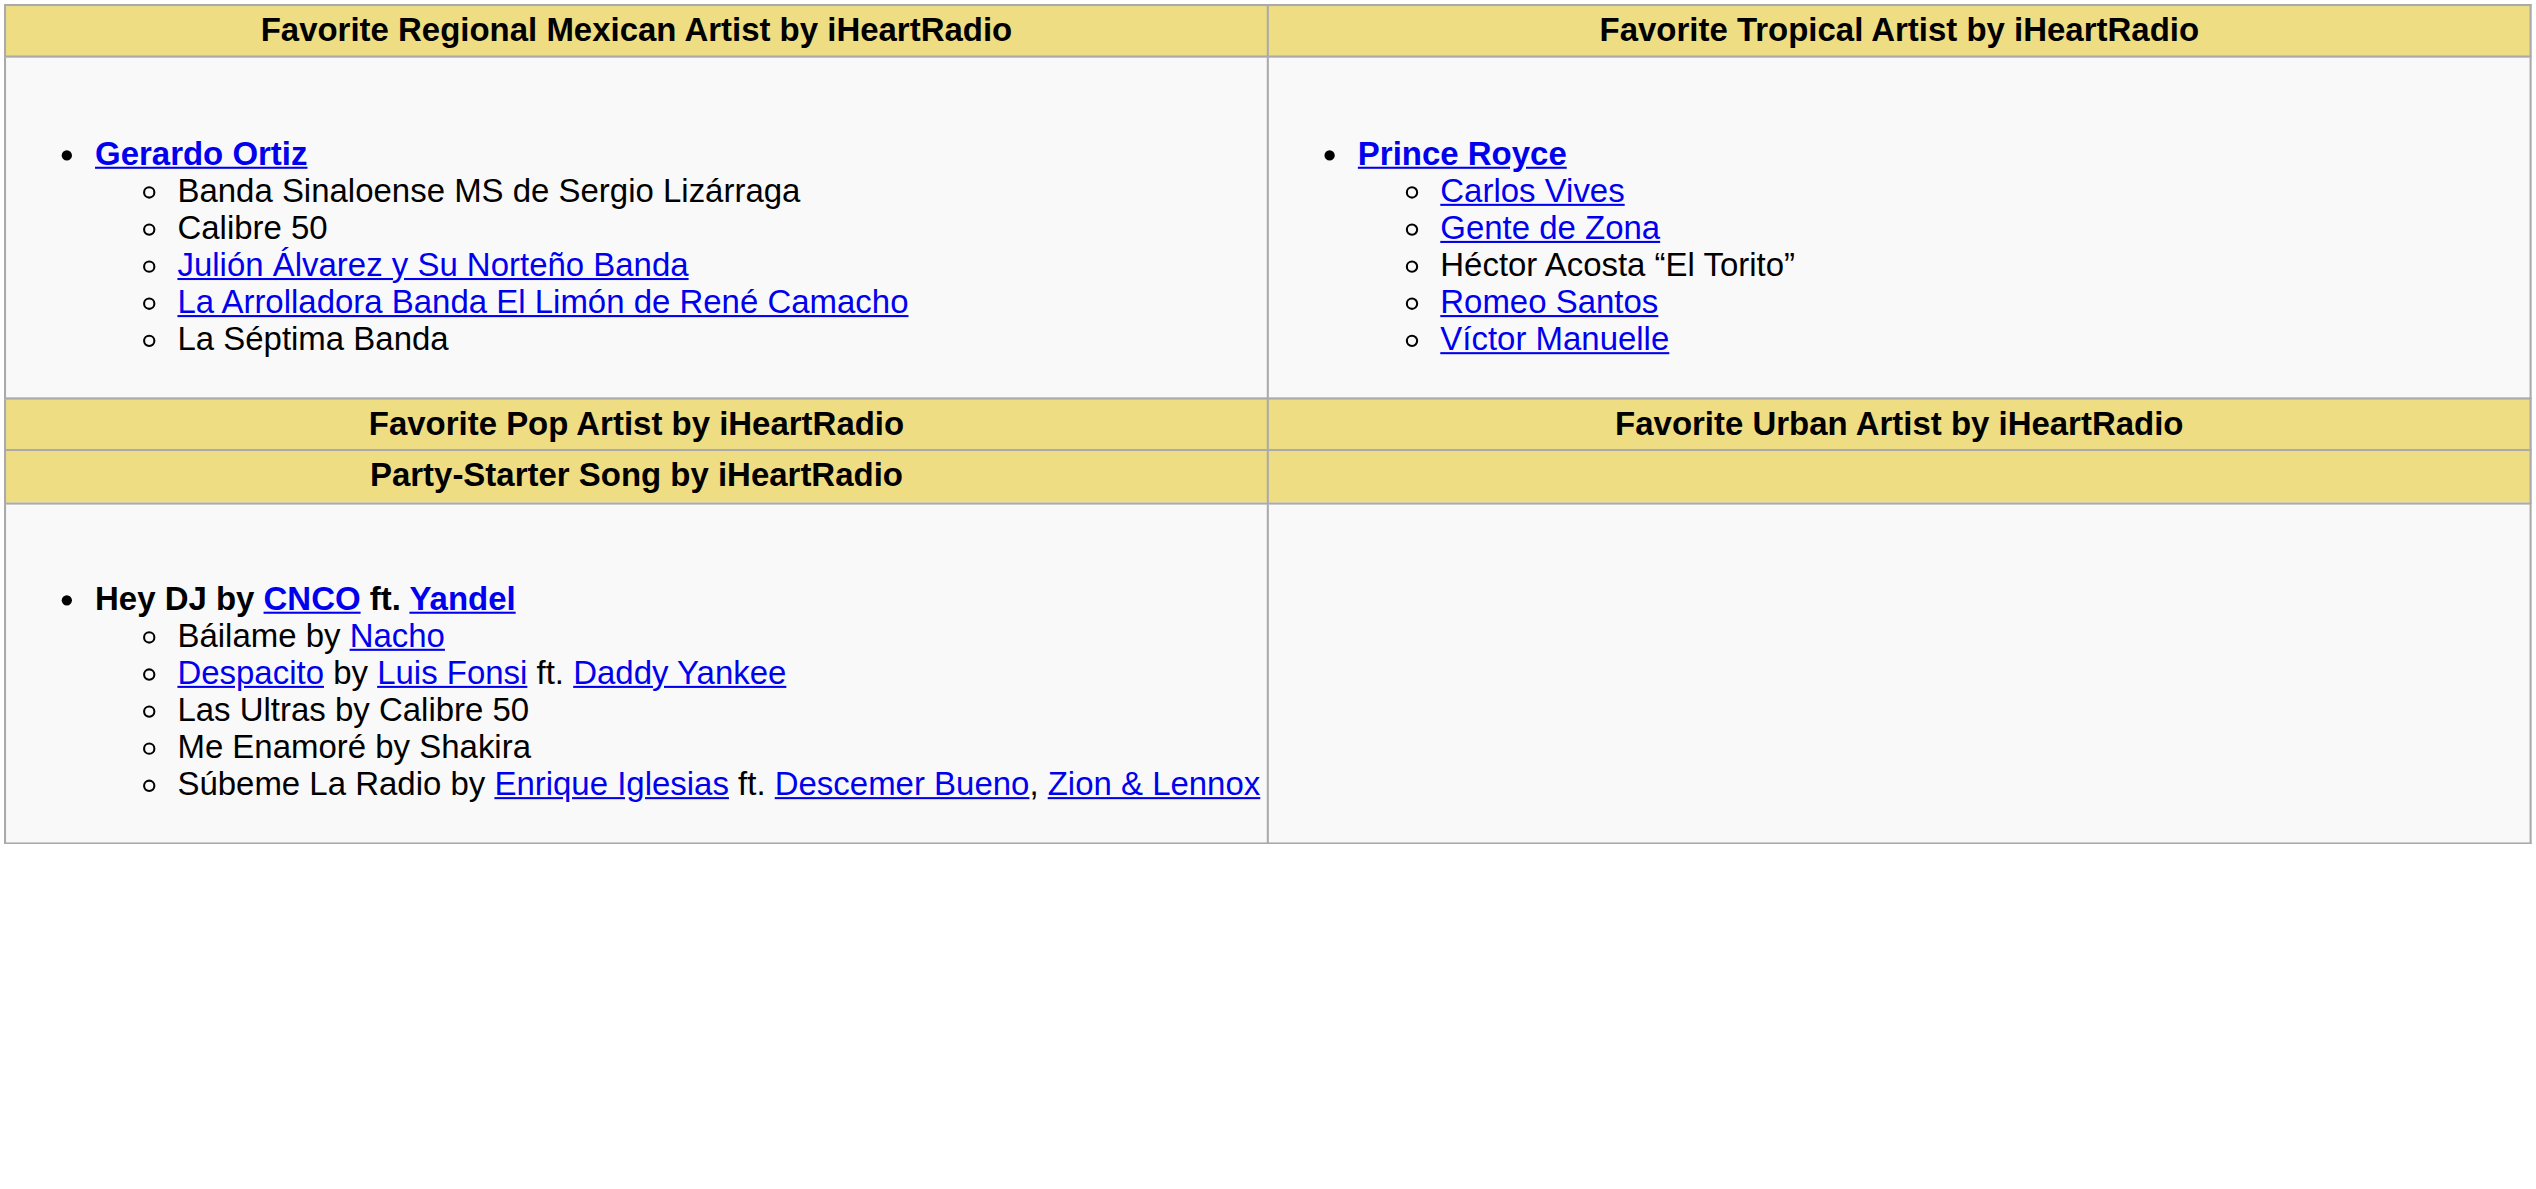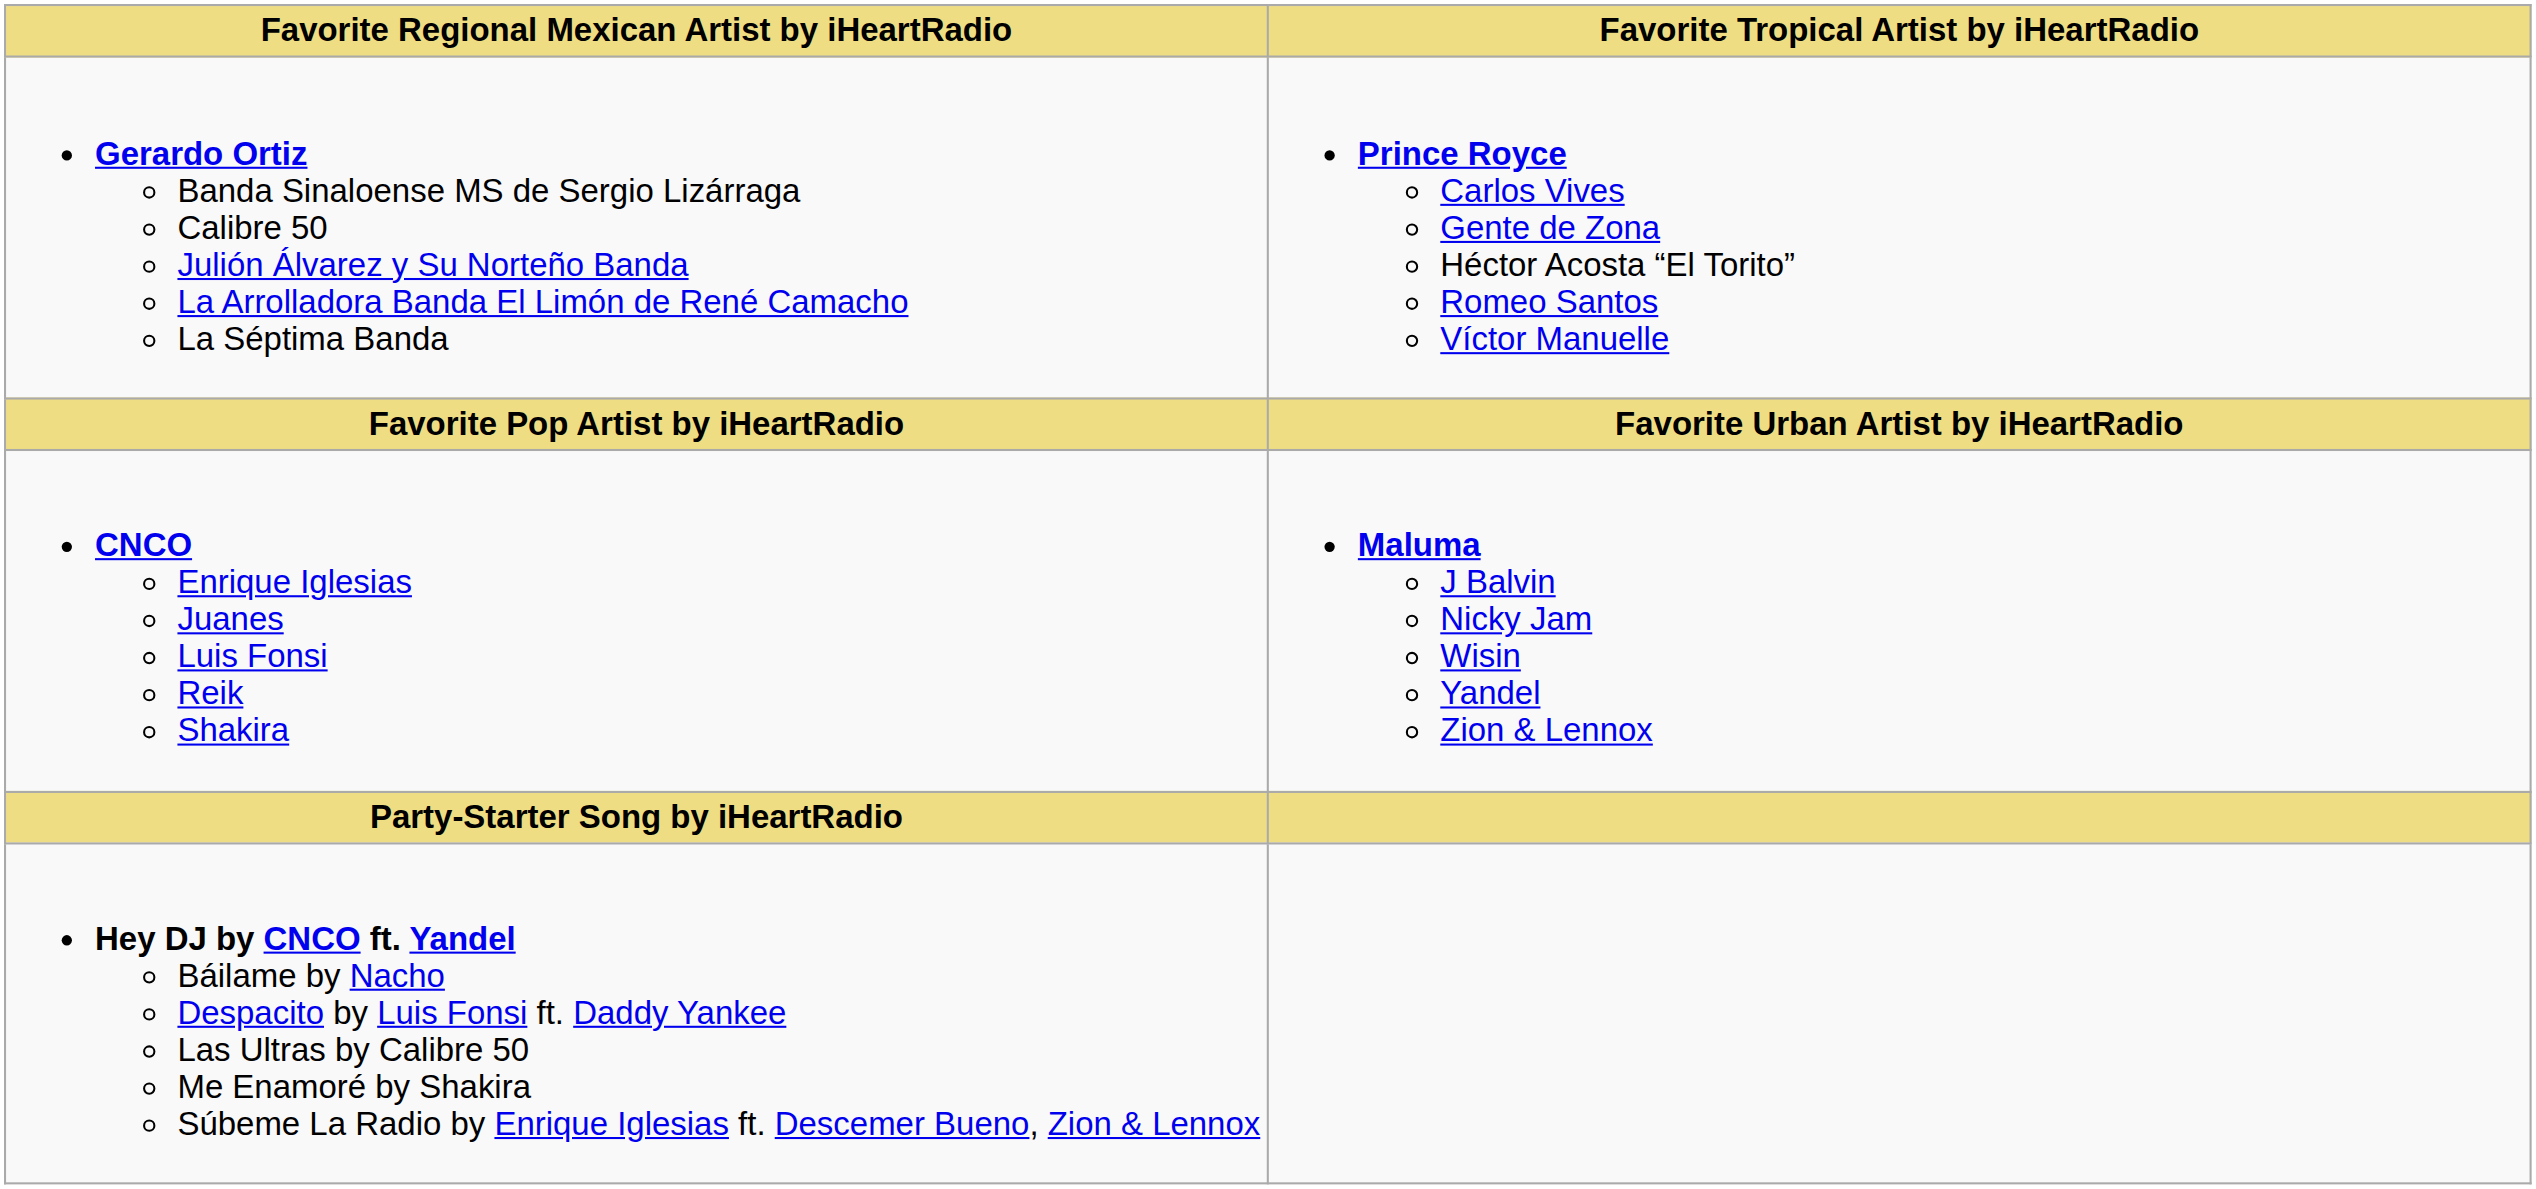+ row: (636, 639)
